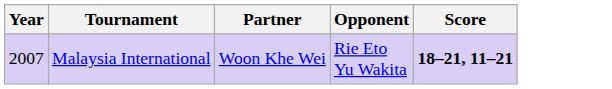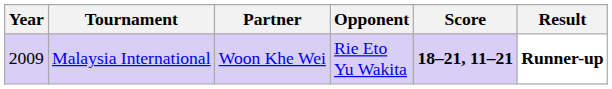+ column: (562, 19)
(26, 58) 2007 -> (26, 58) 2009
